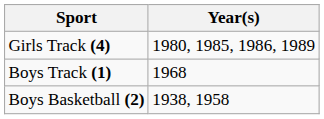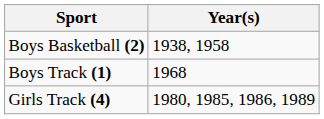rows swapped: (76, 99) <-> (59, 45)
